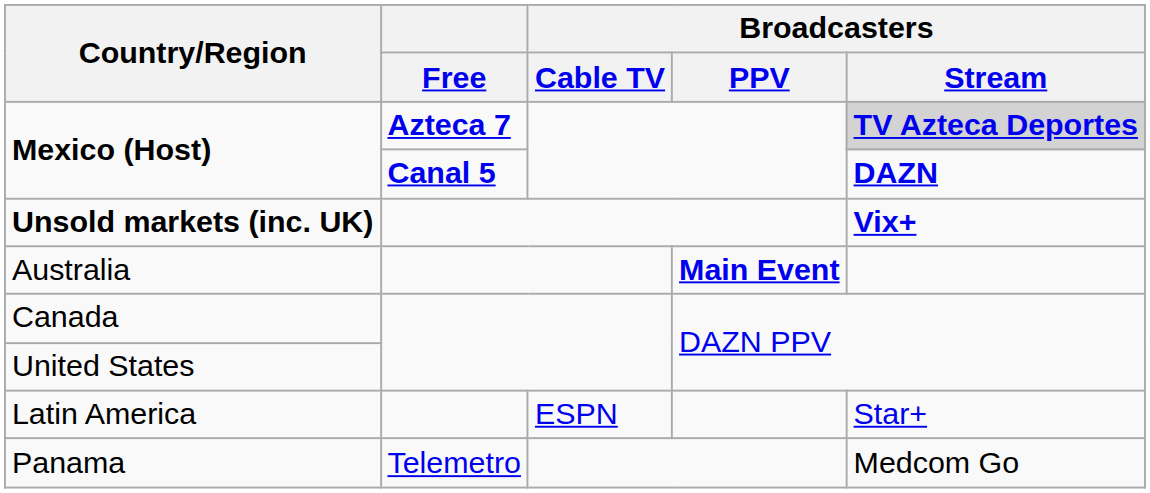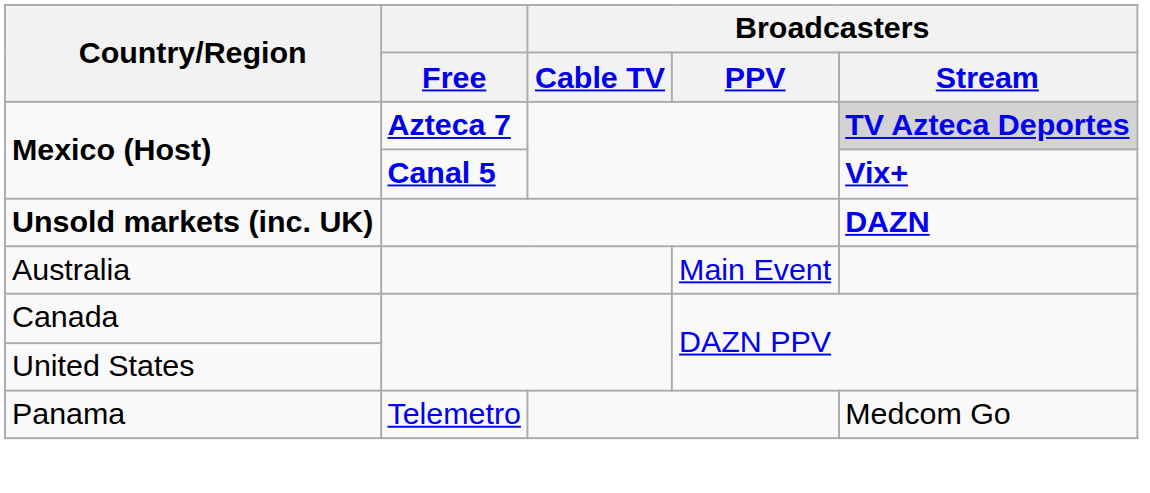(896, 173) DAZN -> (877, 173) Vix+
(885, 221) Vix+ -> (887, 221) DAZN
(759, 269) bold -> (755, 269) normal
- row: (104, 414)
